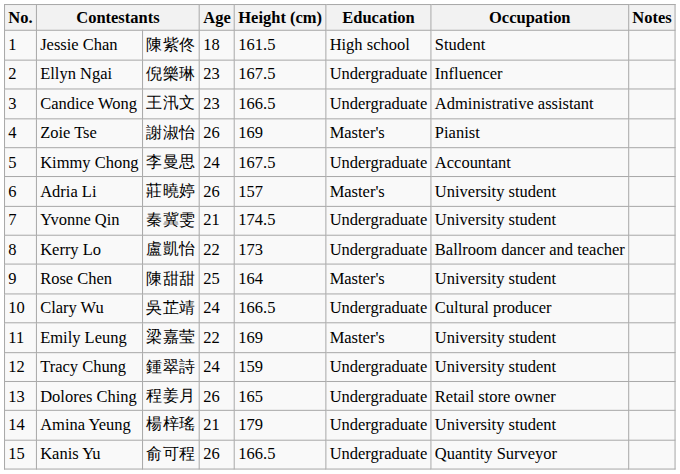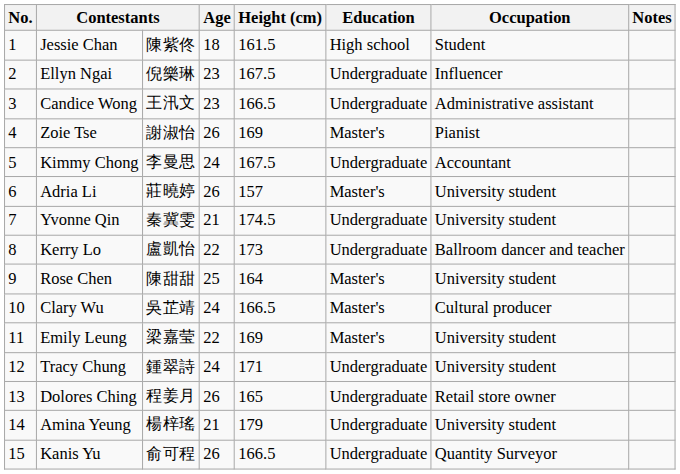(378, 308) Undergraduate -> (357, 308) Master's
(251, 366) 159 -> (251, 366) 171
